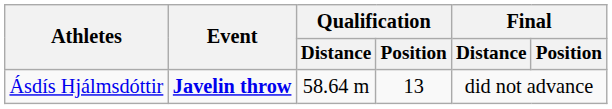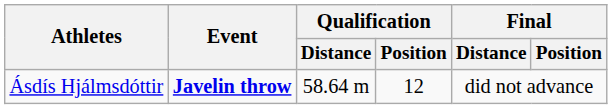(414, 86) 13 -> (414, 86) 12
